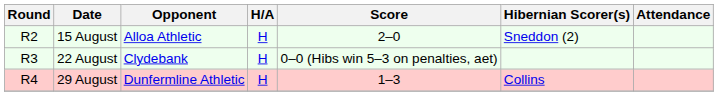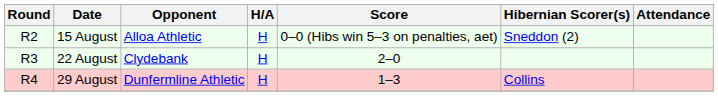(389, 36) 2–0 -> (389, 36) 0–0 (Hibs win 5–3 on penalties, aet)
(389, 58) 0–0 (Hibs win 5–3 on penalties, aet) -> (389, 58) 2–0
